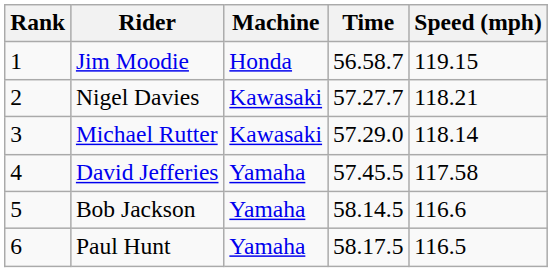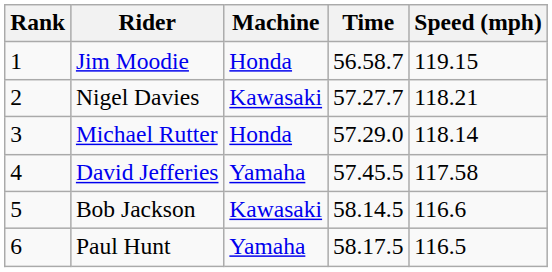(276, 135) Kawasaki -> (261, 135) Honda
(267, 209) Yamaha -> (276, 209) Kawasaki
